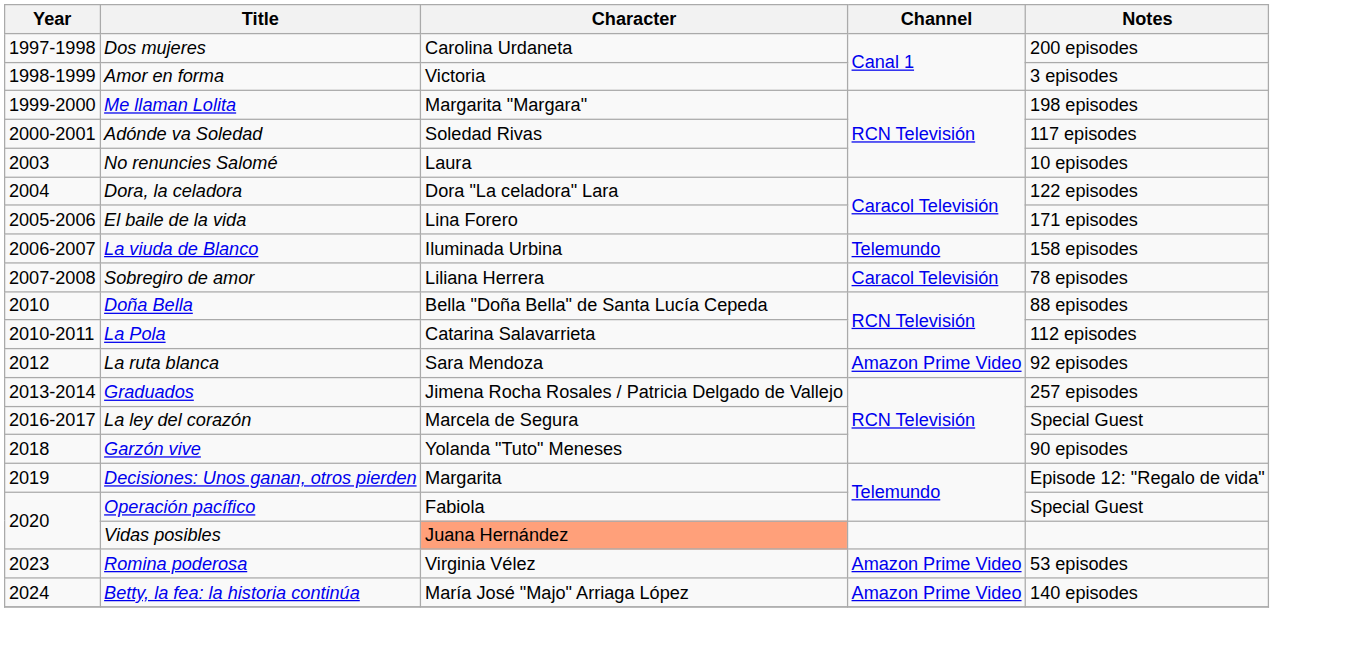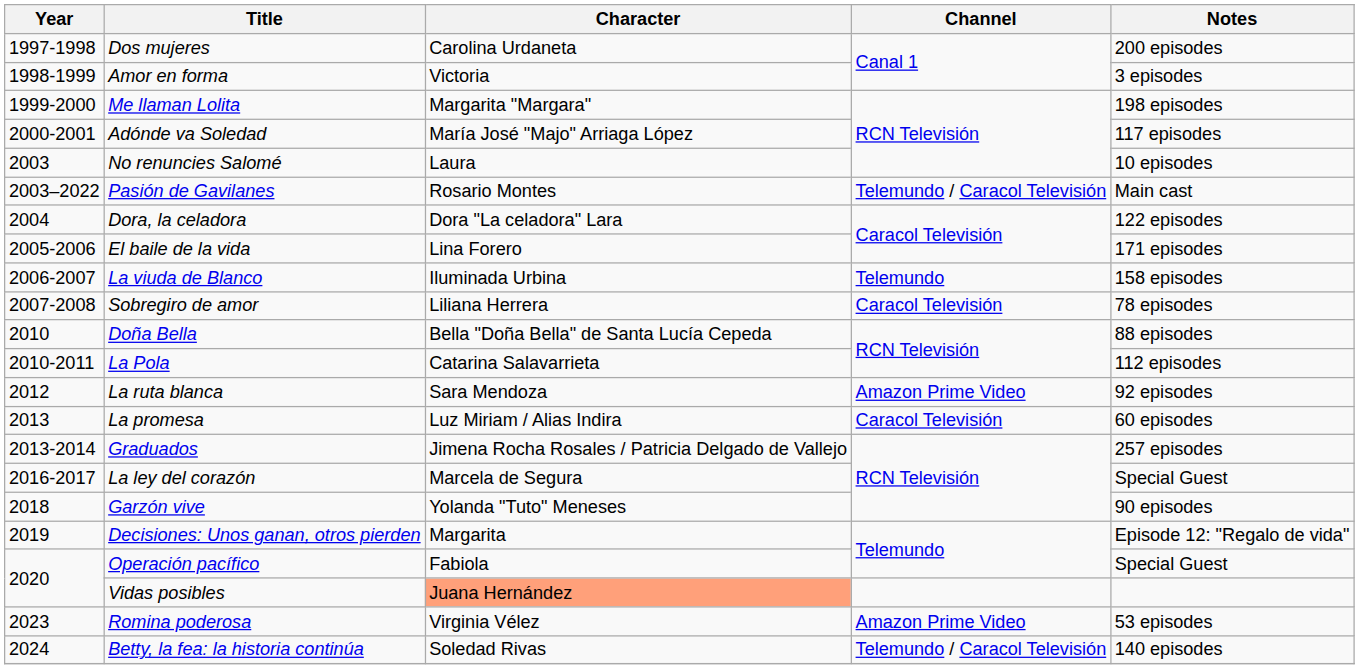(484, 134) Soledad Rivas -> (561, 134) María José "Majo" Arriaga López
+ row: (191, 191)
+ row: (156, 421)
(557, 593) María José "Majo" Arriaga López -> (488, 650) Soledad Rivas
(937, 593) Amazon Prime Video -> (981, 650) Telemundo / Caracol Televisión
